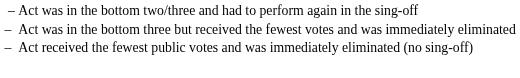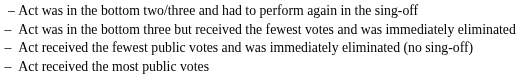+ row: (114, 67)
